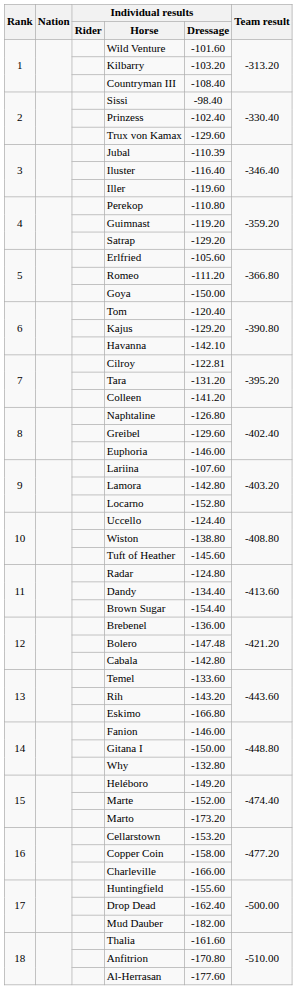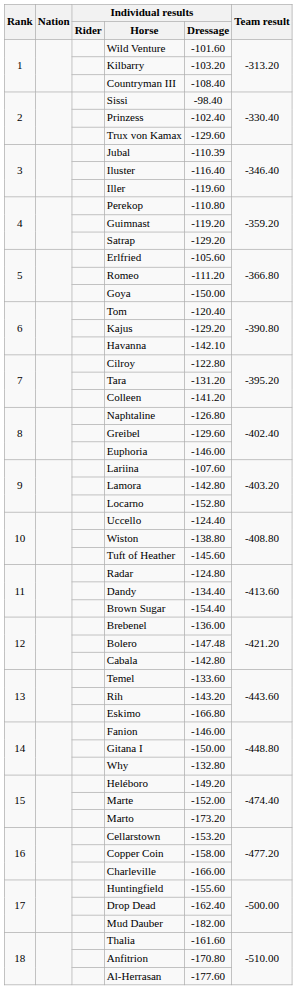(208, 363) -122.81 -> (208, 363) -122.80
